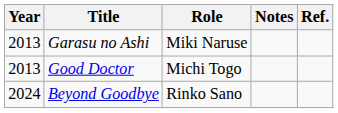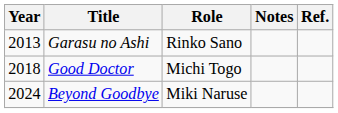(207, 42) Miki Naruse -> (204, 42) Rinko Sano
(24, 68) 2013 -> (24, 68) 2018
(204, 94) Rinko Sano -> (207, 94) Miki Naruse
